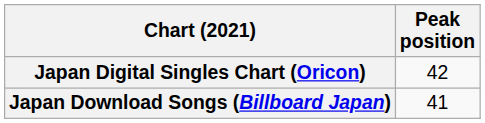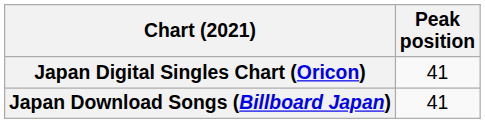(437, 72) 42 -> (437, 72) 41
